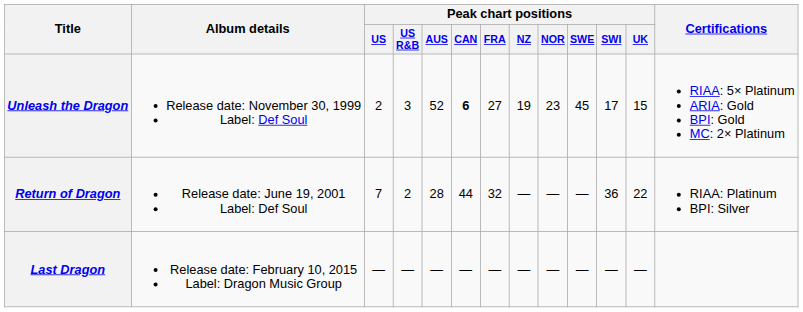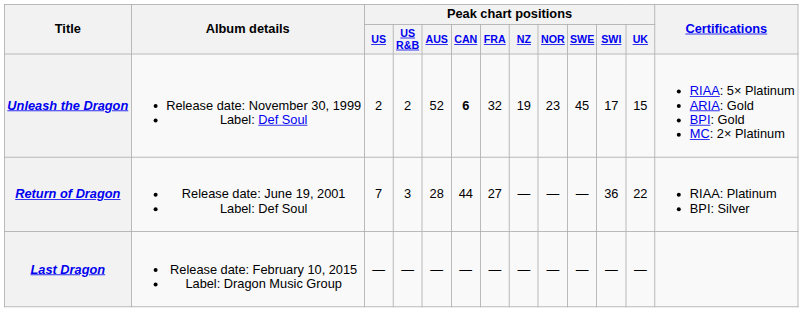(408, 105) 3 -> (408, 105) 2
(495, 105) 27 -> (495, 105) 32
(408, 194) 2 -> (408, 194) 3
(495, 194) 32 -> (495, 194) 27
